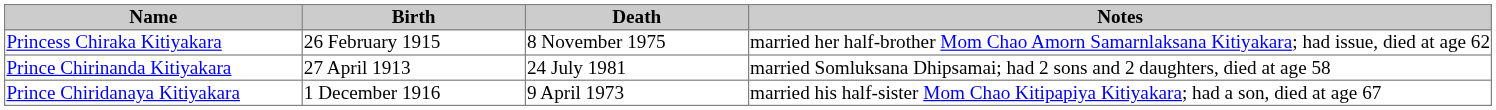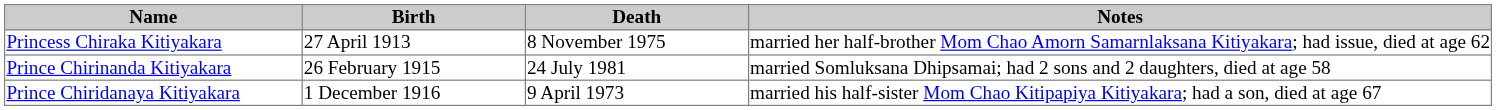(372, 42) 26 February 1915 -> (357, 42) 27 April 1913
(357, 67) 27 April 1913 -> (372, 67) 26 February 1915
